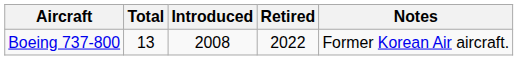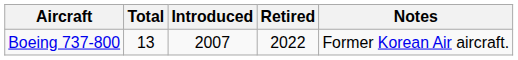(212, 42) 2008 -> (212, 42) 2007
